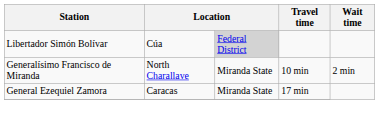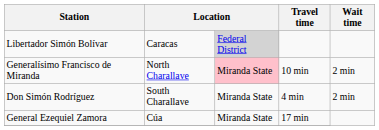(154, 44) Cúa -> (162, 44) Caracas
(245, 70) no background -> (245, 70) pink background
+ row: (50, 97)
(162, 91) Caracas -> (154, 118) Cúa
